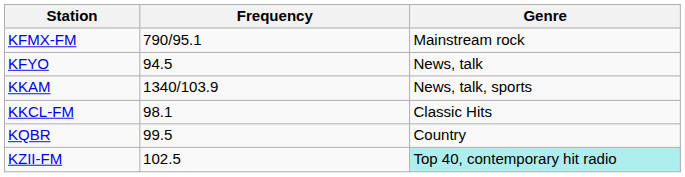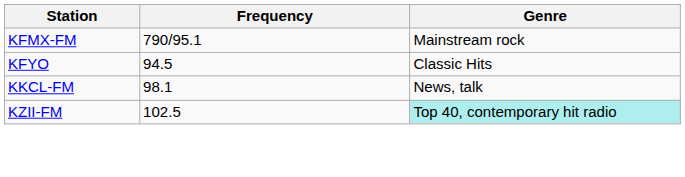(448, 64) News, talk -> (453, 64) Classic Hits
- row: (29, 87)
(453, 111) Classic Hits -> (448, 87) News, talk
- row: (29, 135)
